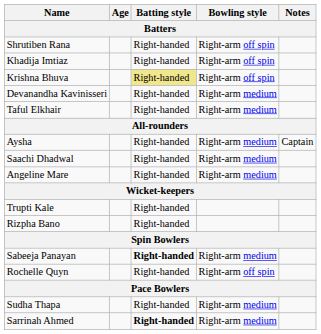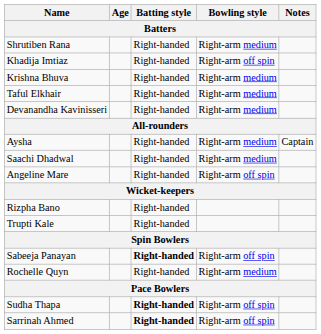(237, 45) Right-arm off spin -> (238, 45) Right-arm medium
(161, 77) khaki background -> (161, 77) no background
(237, 77) Right-arm off spin -> (238, 77) Right-arm medium
rows swapped: (34, 110) <-> (57, 93)
(238, 175) Right-arm medium -> (237, 175) Right-arm off spin
rows swapped: (30, 207) <-> (33, 223)
(238, 256) Right-arm medium -> (237, 256) Right-arm off spin
(237, 272) Right-arm off spin -> (238, 272) Right-arm medium
(161, 304) normal -> (164, 304) bold
(238, 304) Right-arm medium -> (237, 304) Right-arm off spin
(238, 321) Right-arm medium -> (237, 321) Right-arm off spin
